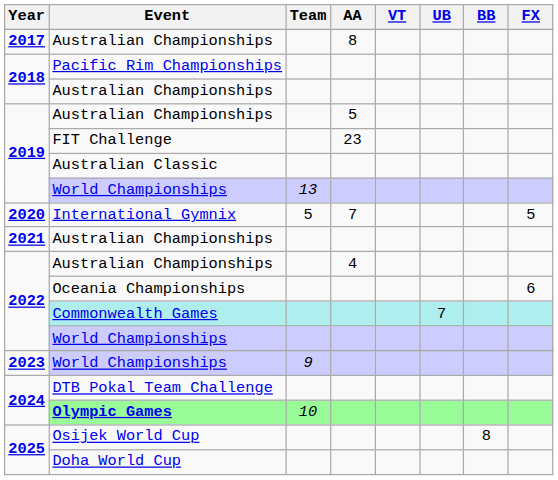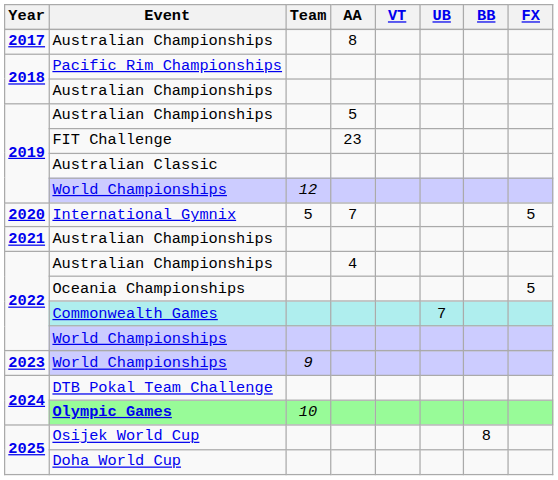(308, 190) 13 -> (308, 190) 12
(531, 289) 6 -> (531, 289) 5
